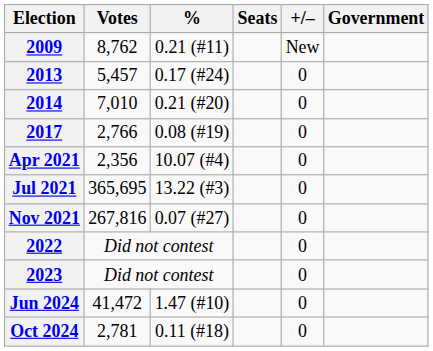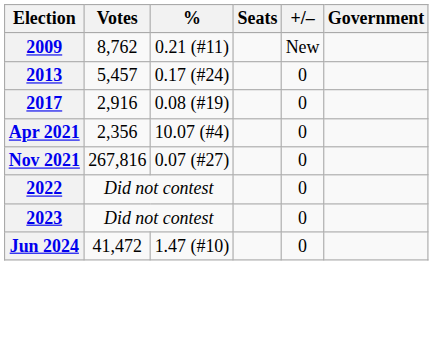- row: (44, 103)
(117, 132) 2,766 -> (117, 103) 2,916
- row: (44, 189)
- row: (44, 331)
